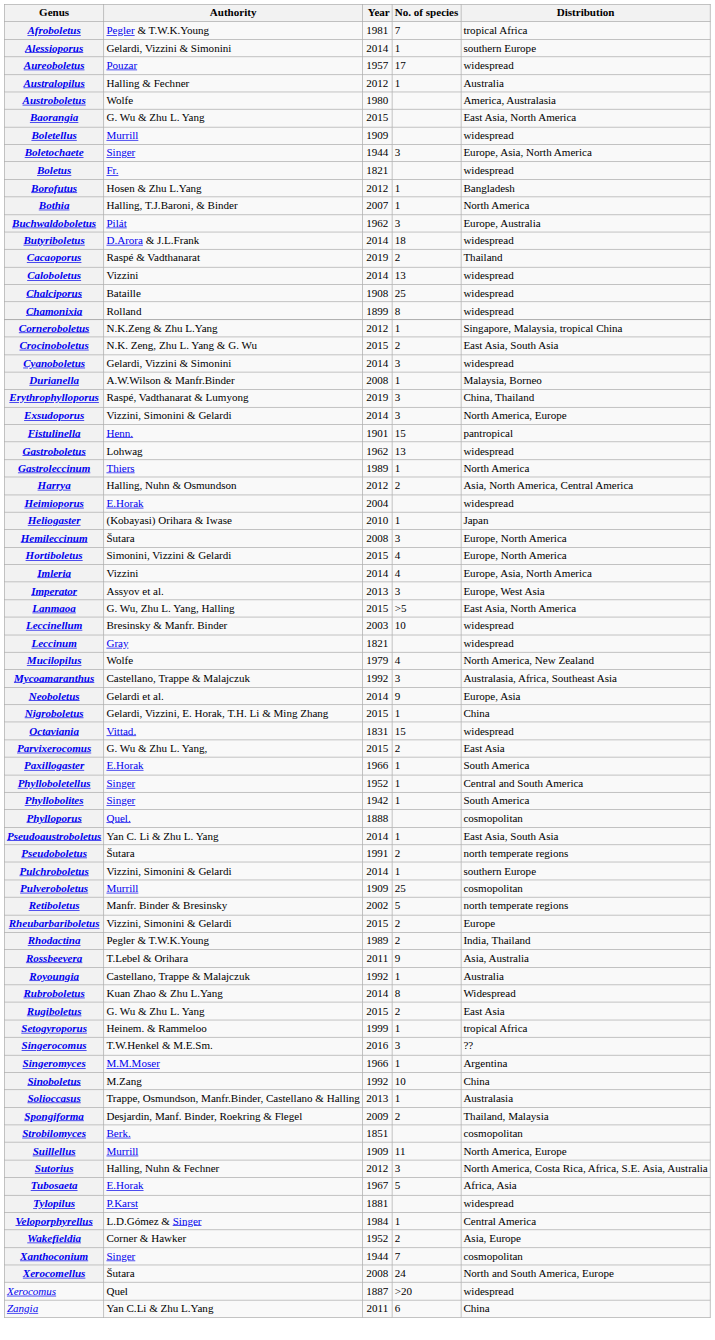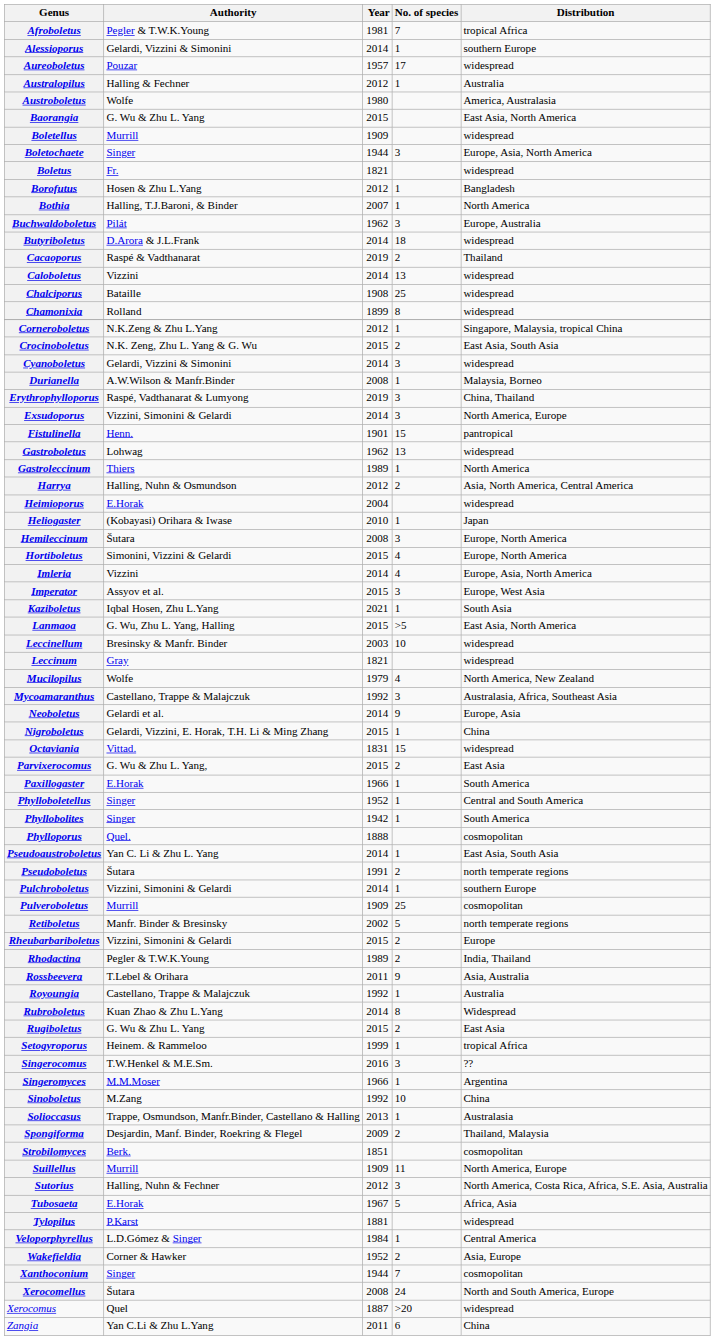(377, 591) 2013 -> (377, 591) 2015
+ row: (54, 608)
